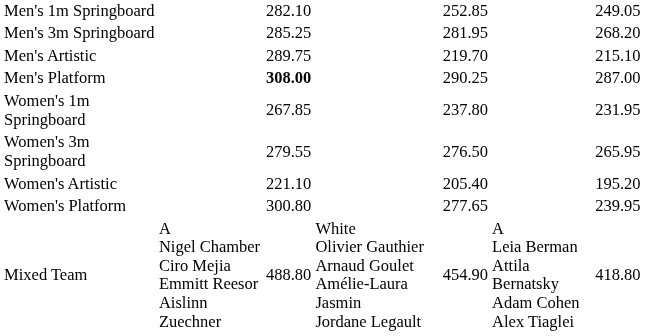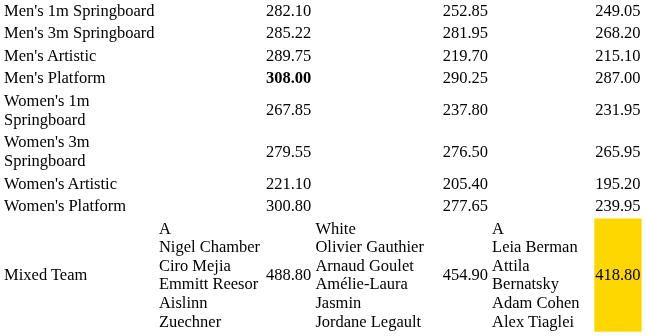(289, 33) 285.25 -> (289, 33) 285.22
(618, 275) no background -> (618, 275) gold background
